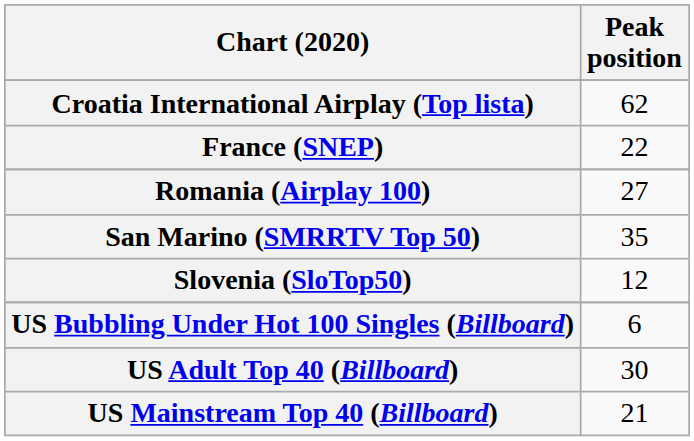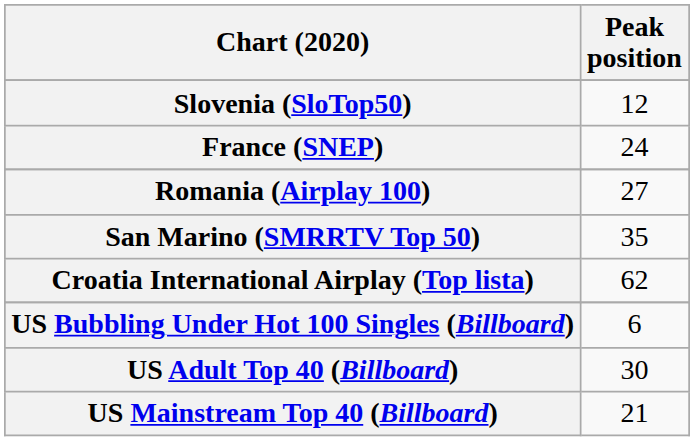rows swapped: (293, 102) <-> (293, 280)
(634, 147) 22 -> (634, 147) 24
